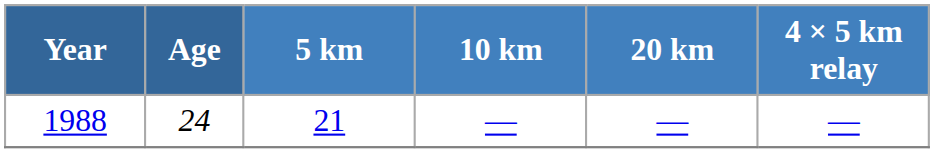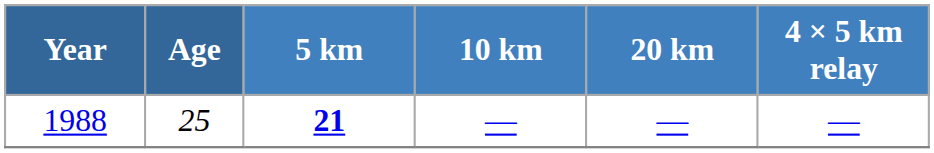(194, 120) 24 -> (194, 120) 25
(329, 120) normal -> (329, 120) bold
